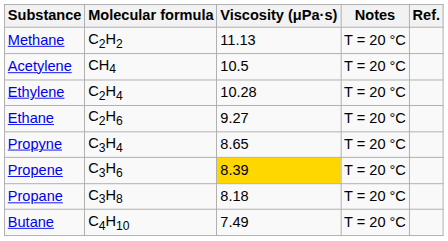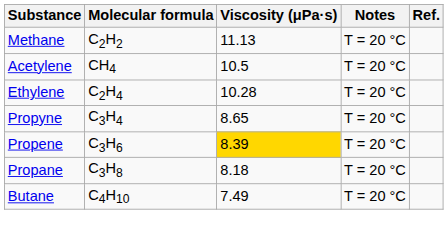- row: (31, 118)
